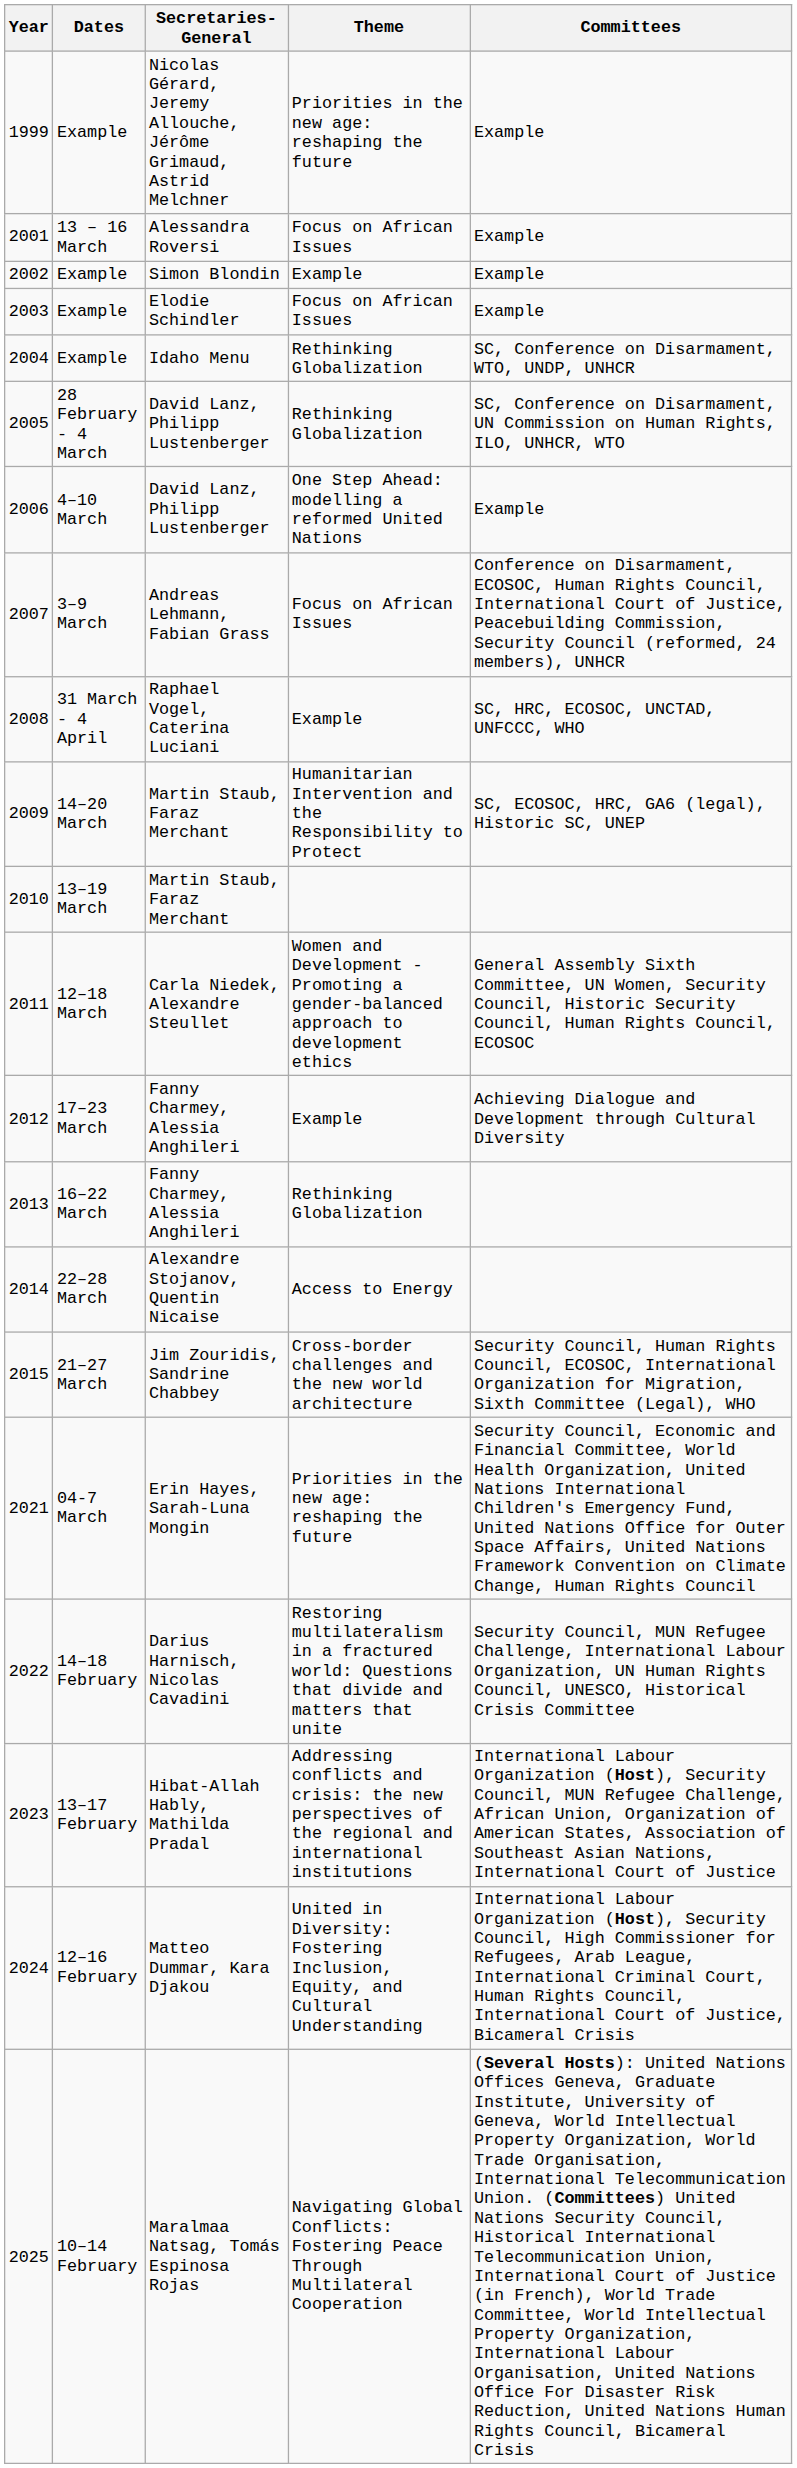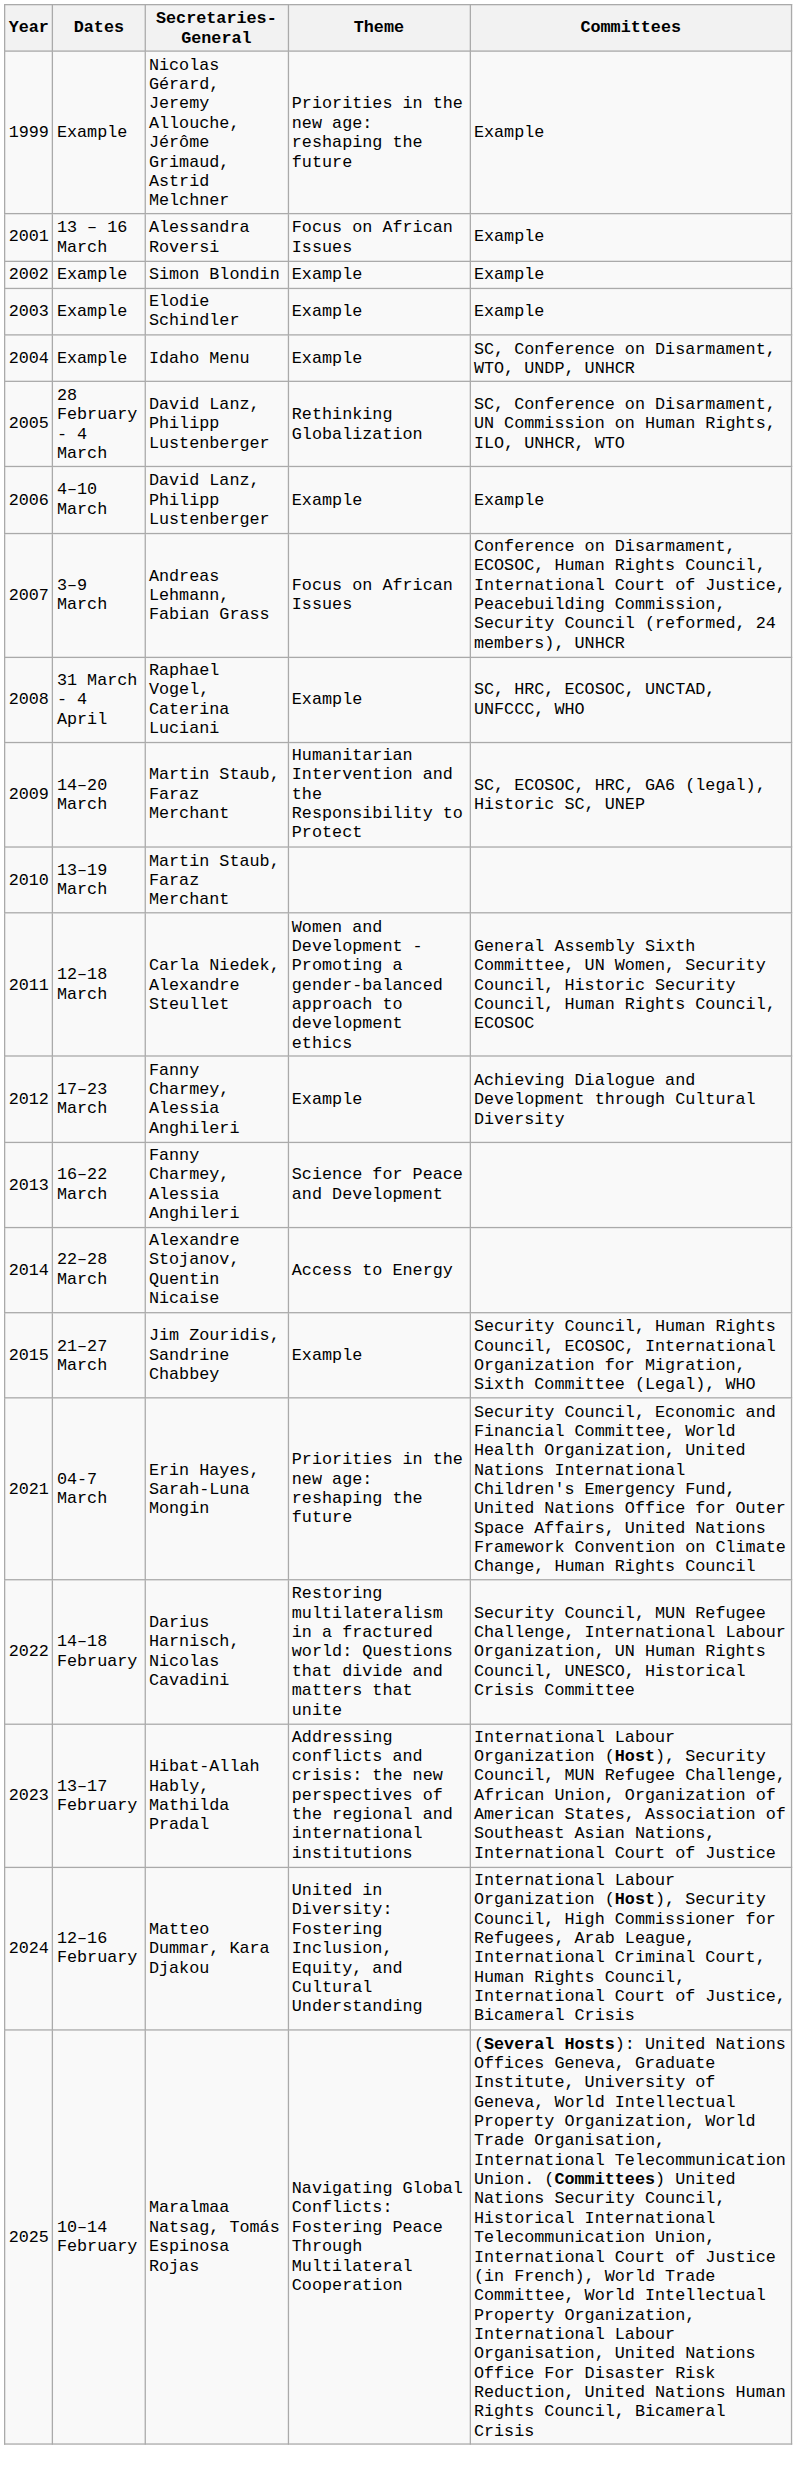(372, 311) Focus on African Issues -> (327, 311) Example
(357, 358) Rethinking Globalization -> (327, 358) Example
(367, 510) One Step Ahead: modelling a reformed United Nations -> (327, 500) Example
(357, 1204) Rethinking Globalization -> (377, 1185) Science for Peace and Development
(362, 1375) Cross-border challenges and the new world architecture -> (327, 1355) Example
